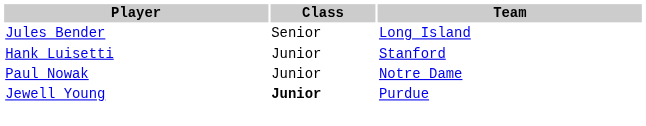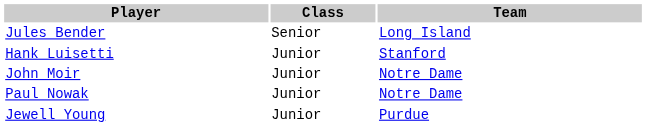+ row: (43, 74)
(296, 95) bold -> (296, 115) normal
